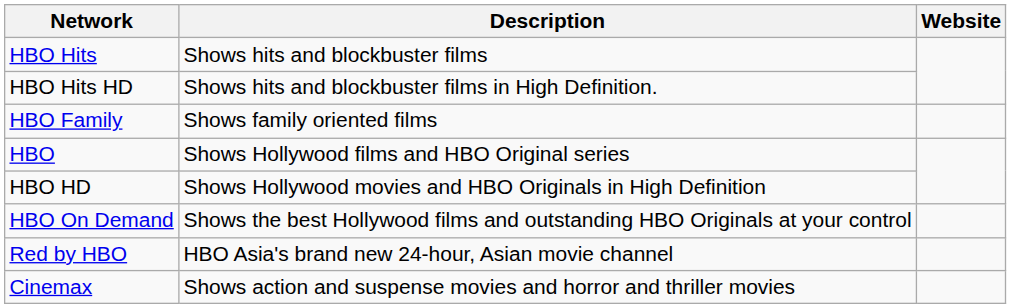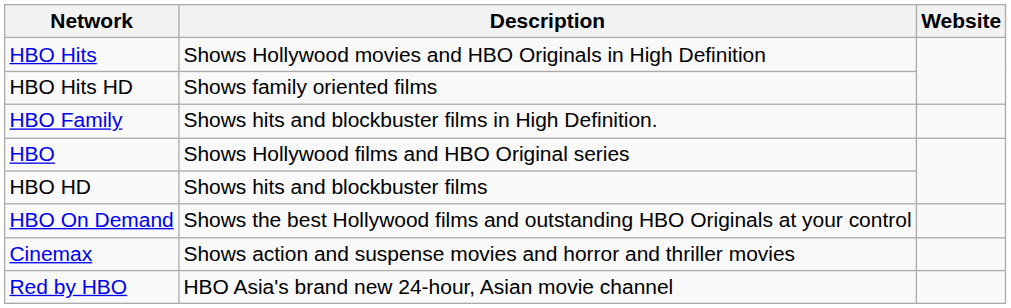(335, 54) Shows hits and blockbuster films -> (475, 54) Shows Hollywood movies and HBO Originals in High Definition
(420, 87) Shows hits and blockbuster films in High Definition. -> (310, 87) Shows family oriented films
(310, 120) Shows family oriented films -> (420, 120) Shows hits and blockbuster films in High Definition.
(475, 187) Shows Hollywood movies and HBO Originals in High Definition -> (335, 187) Shows hits and blockbuster films
rows swapped: (51, 287) <-> (68, 253)
